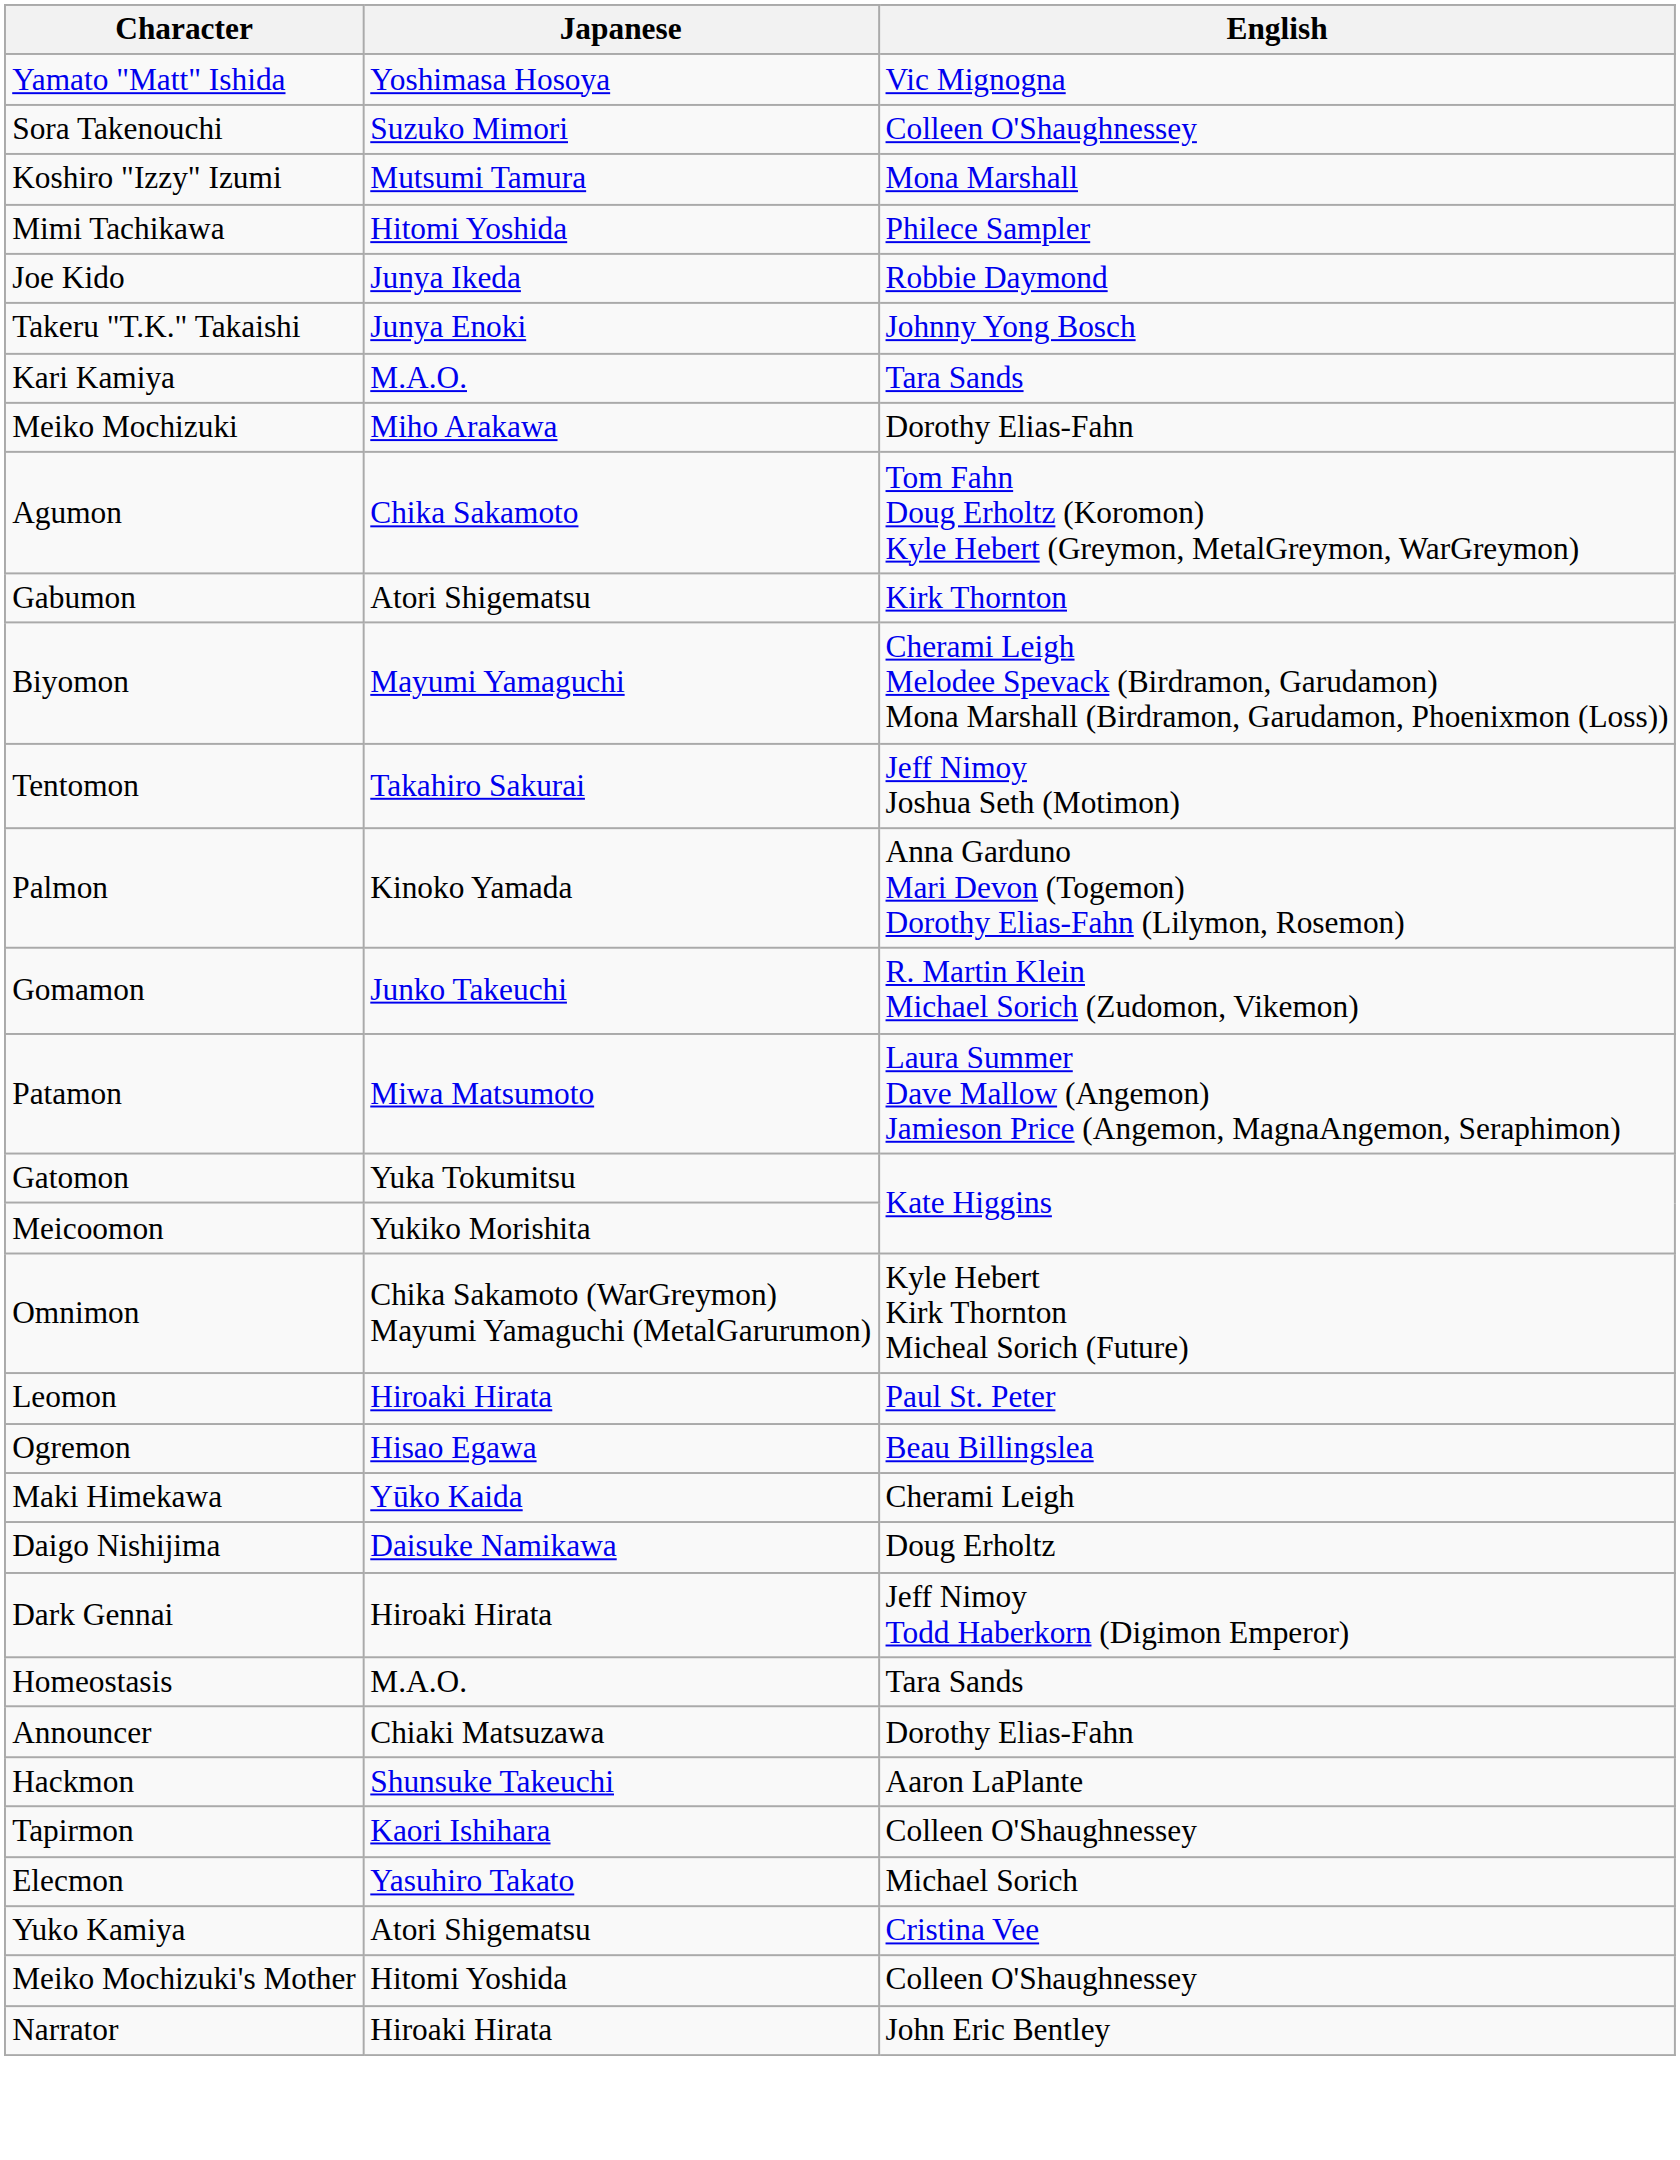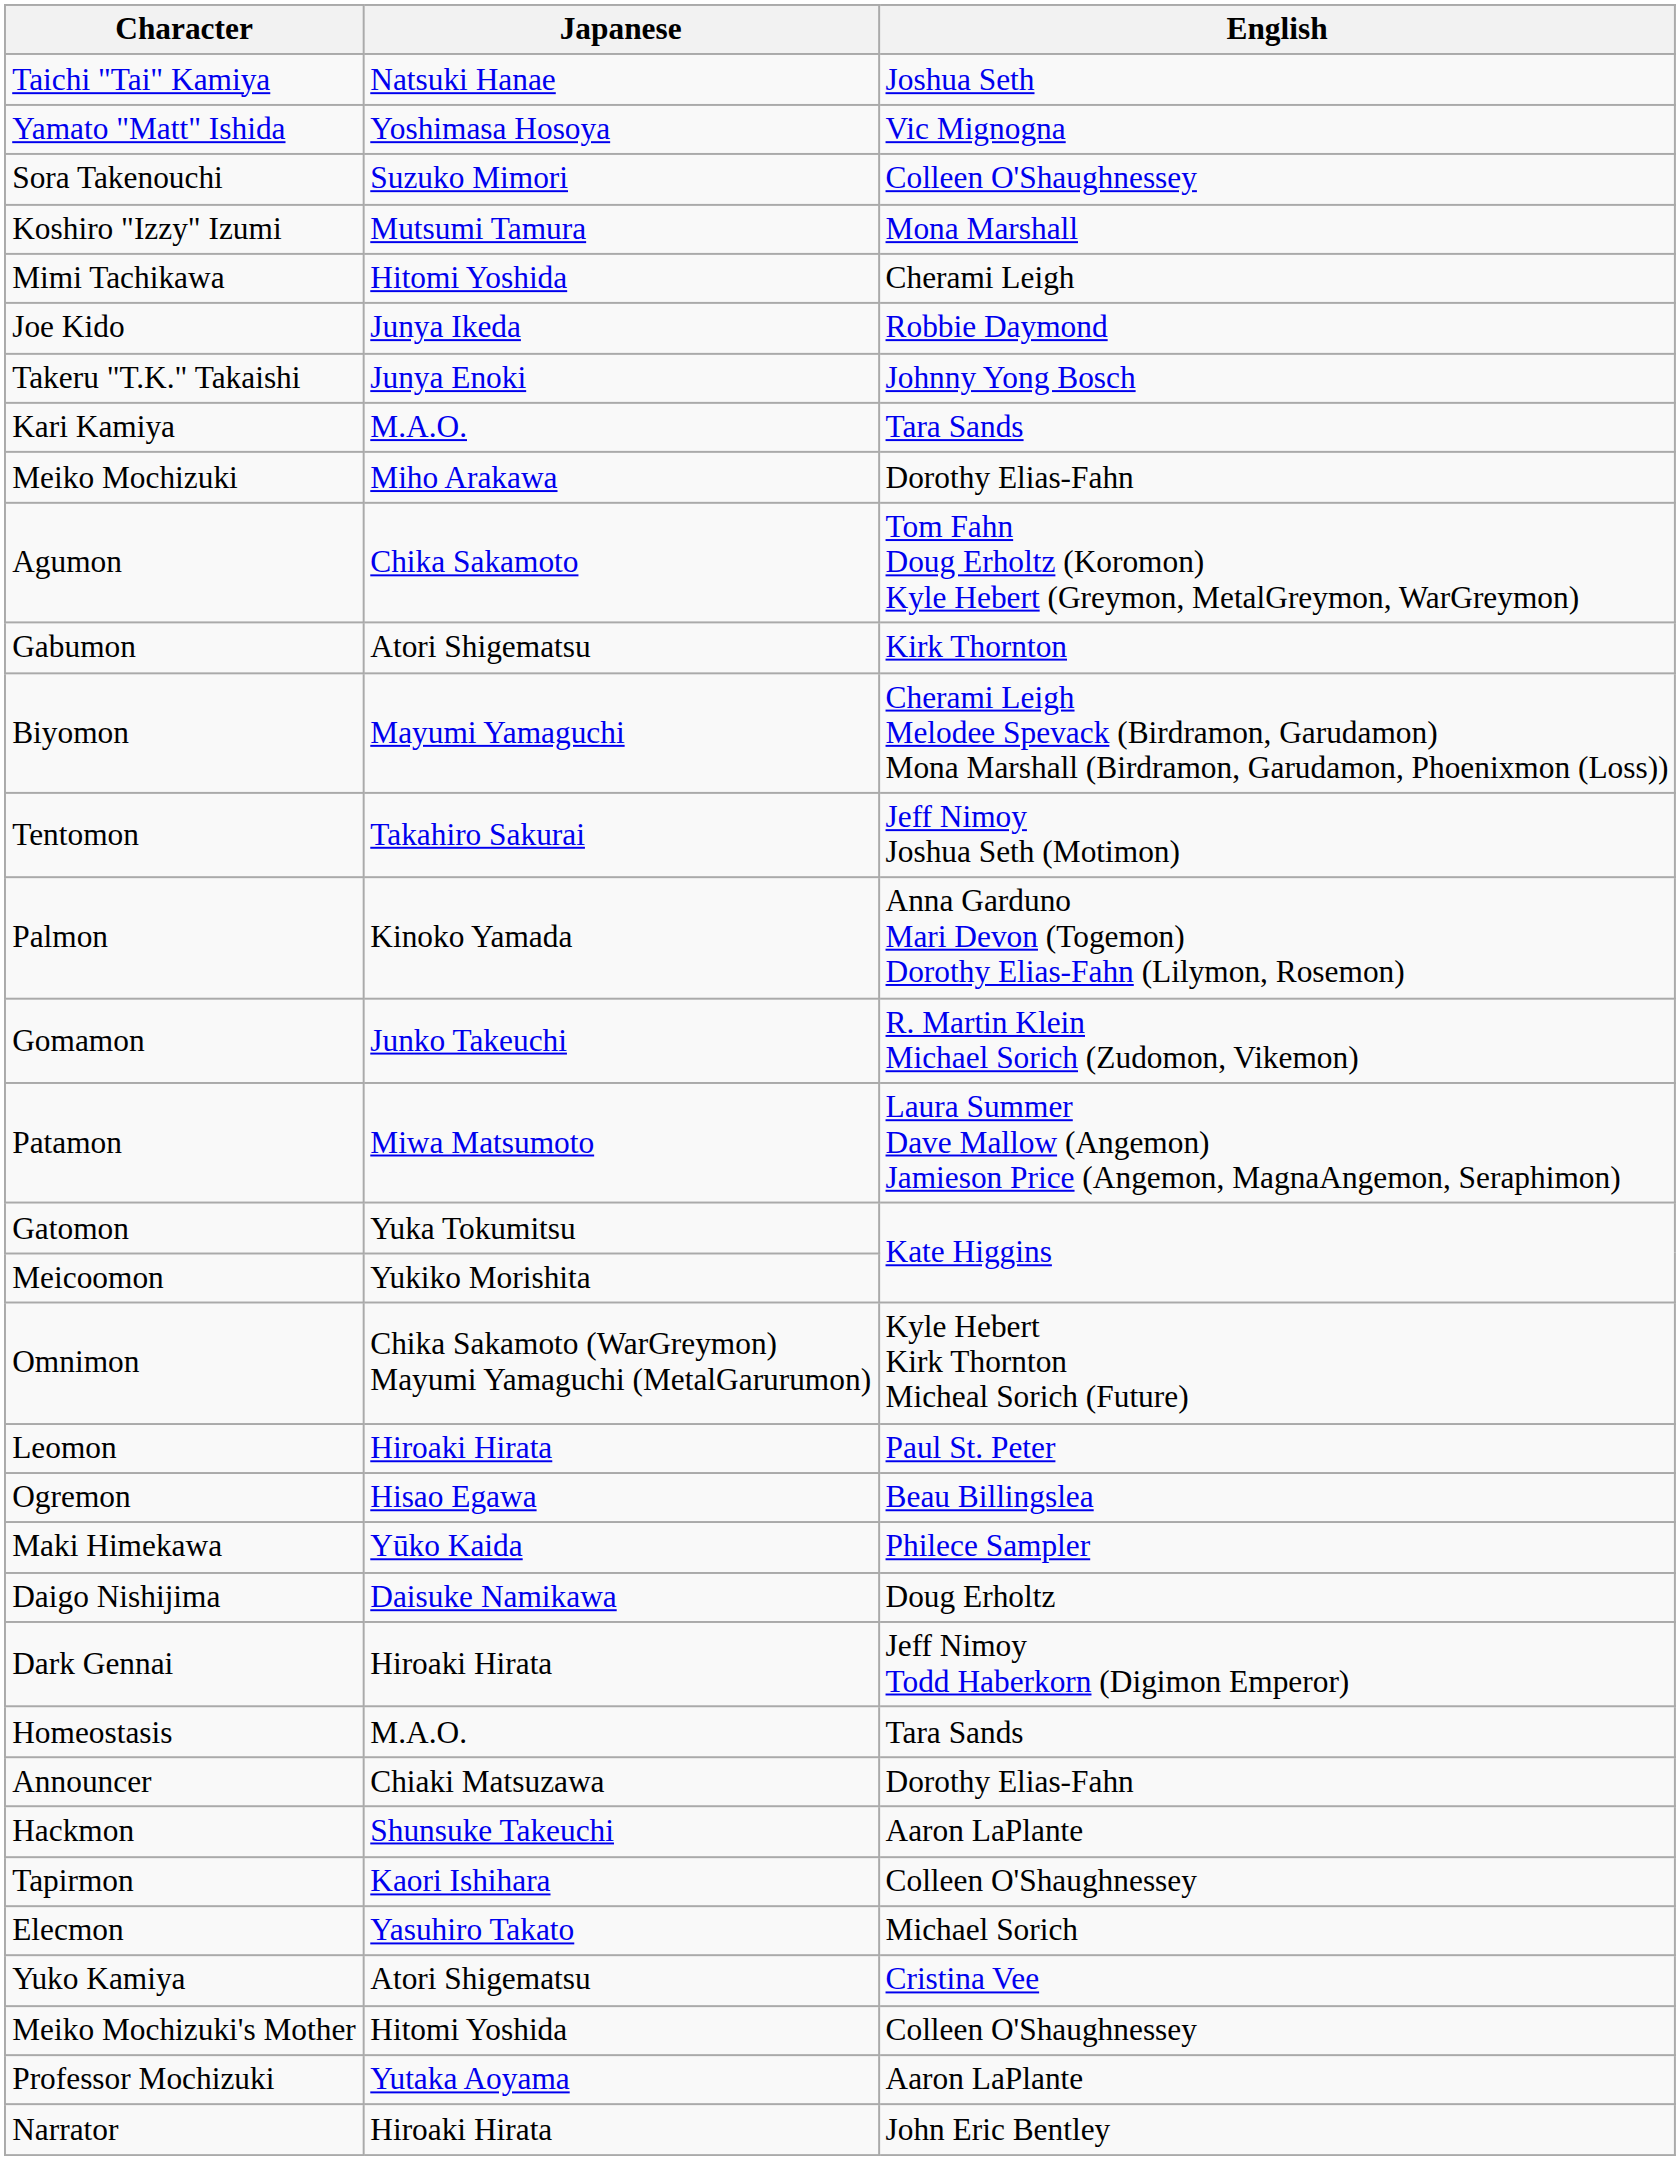+ row: (141, 79)
(988, 228) Philece Sampler -> (980, 278) Cherami Leigh
(980, 1497) Cherami Leigh -> (988, 1546) Philece Sampler
+ row: (143, 2079)
